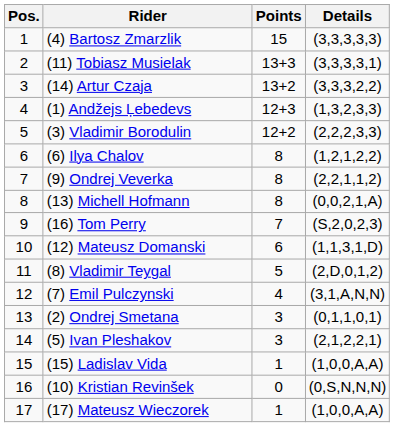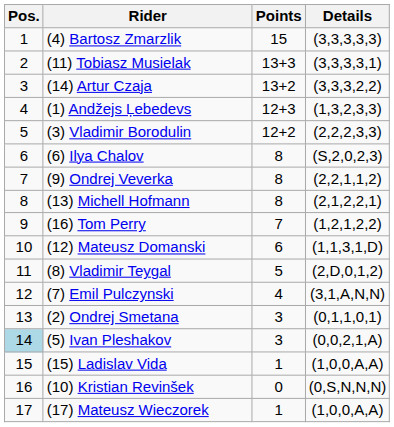(347, 155) (1,2,1,2,2) -> (347, 155) (S,2,0,2,3)
(347, 201) (0,0,2,1,A) -> (347, 201) (2,1,2,2,1)
(347, 224) (S,2,0,2,3) -> (347, 224) (1,2,1,2,2)
(24, 340) no background -> (24, 340) lightblue background
(347, 340) (2,1,2,2,1) -> (347, 340) (0,0,2,1,A)
